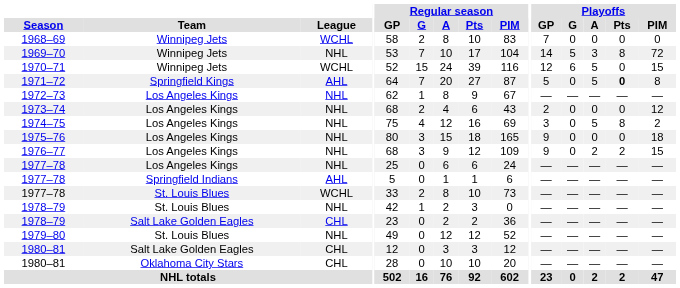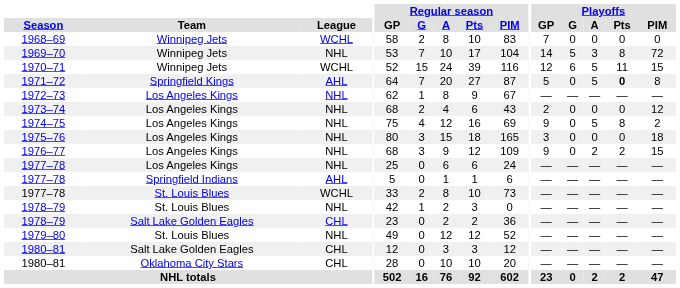(622, 67) 0 -> (622, 67) 11
(546, 123) 3 -> (546, 123) 9
(546, 137) 9 -> (546, 137) 3
